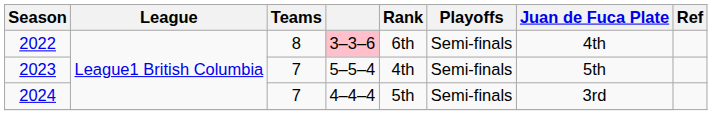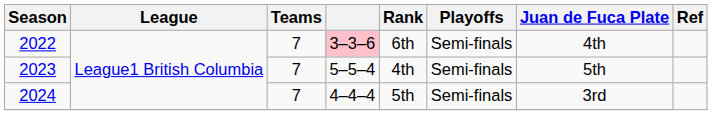(296, 43) 8 -> (296, 43) 7
